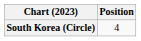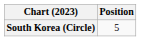(117, 28) 4 -> (117, 28) 5
